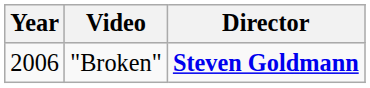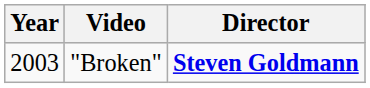(35, 62) 2006 -> (35, 62) 2003
